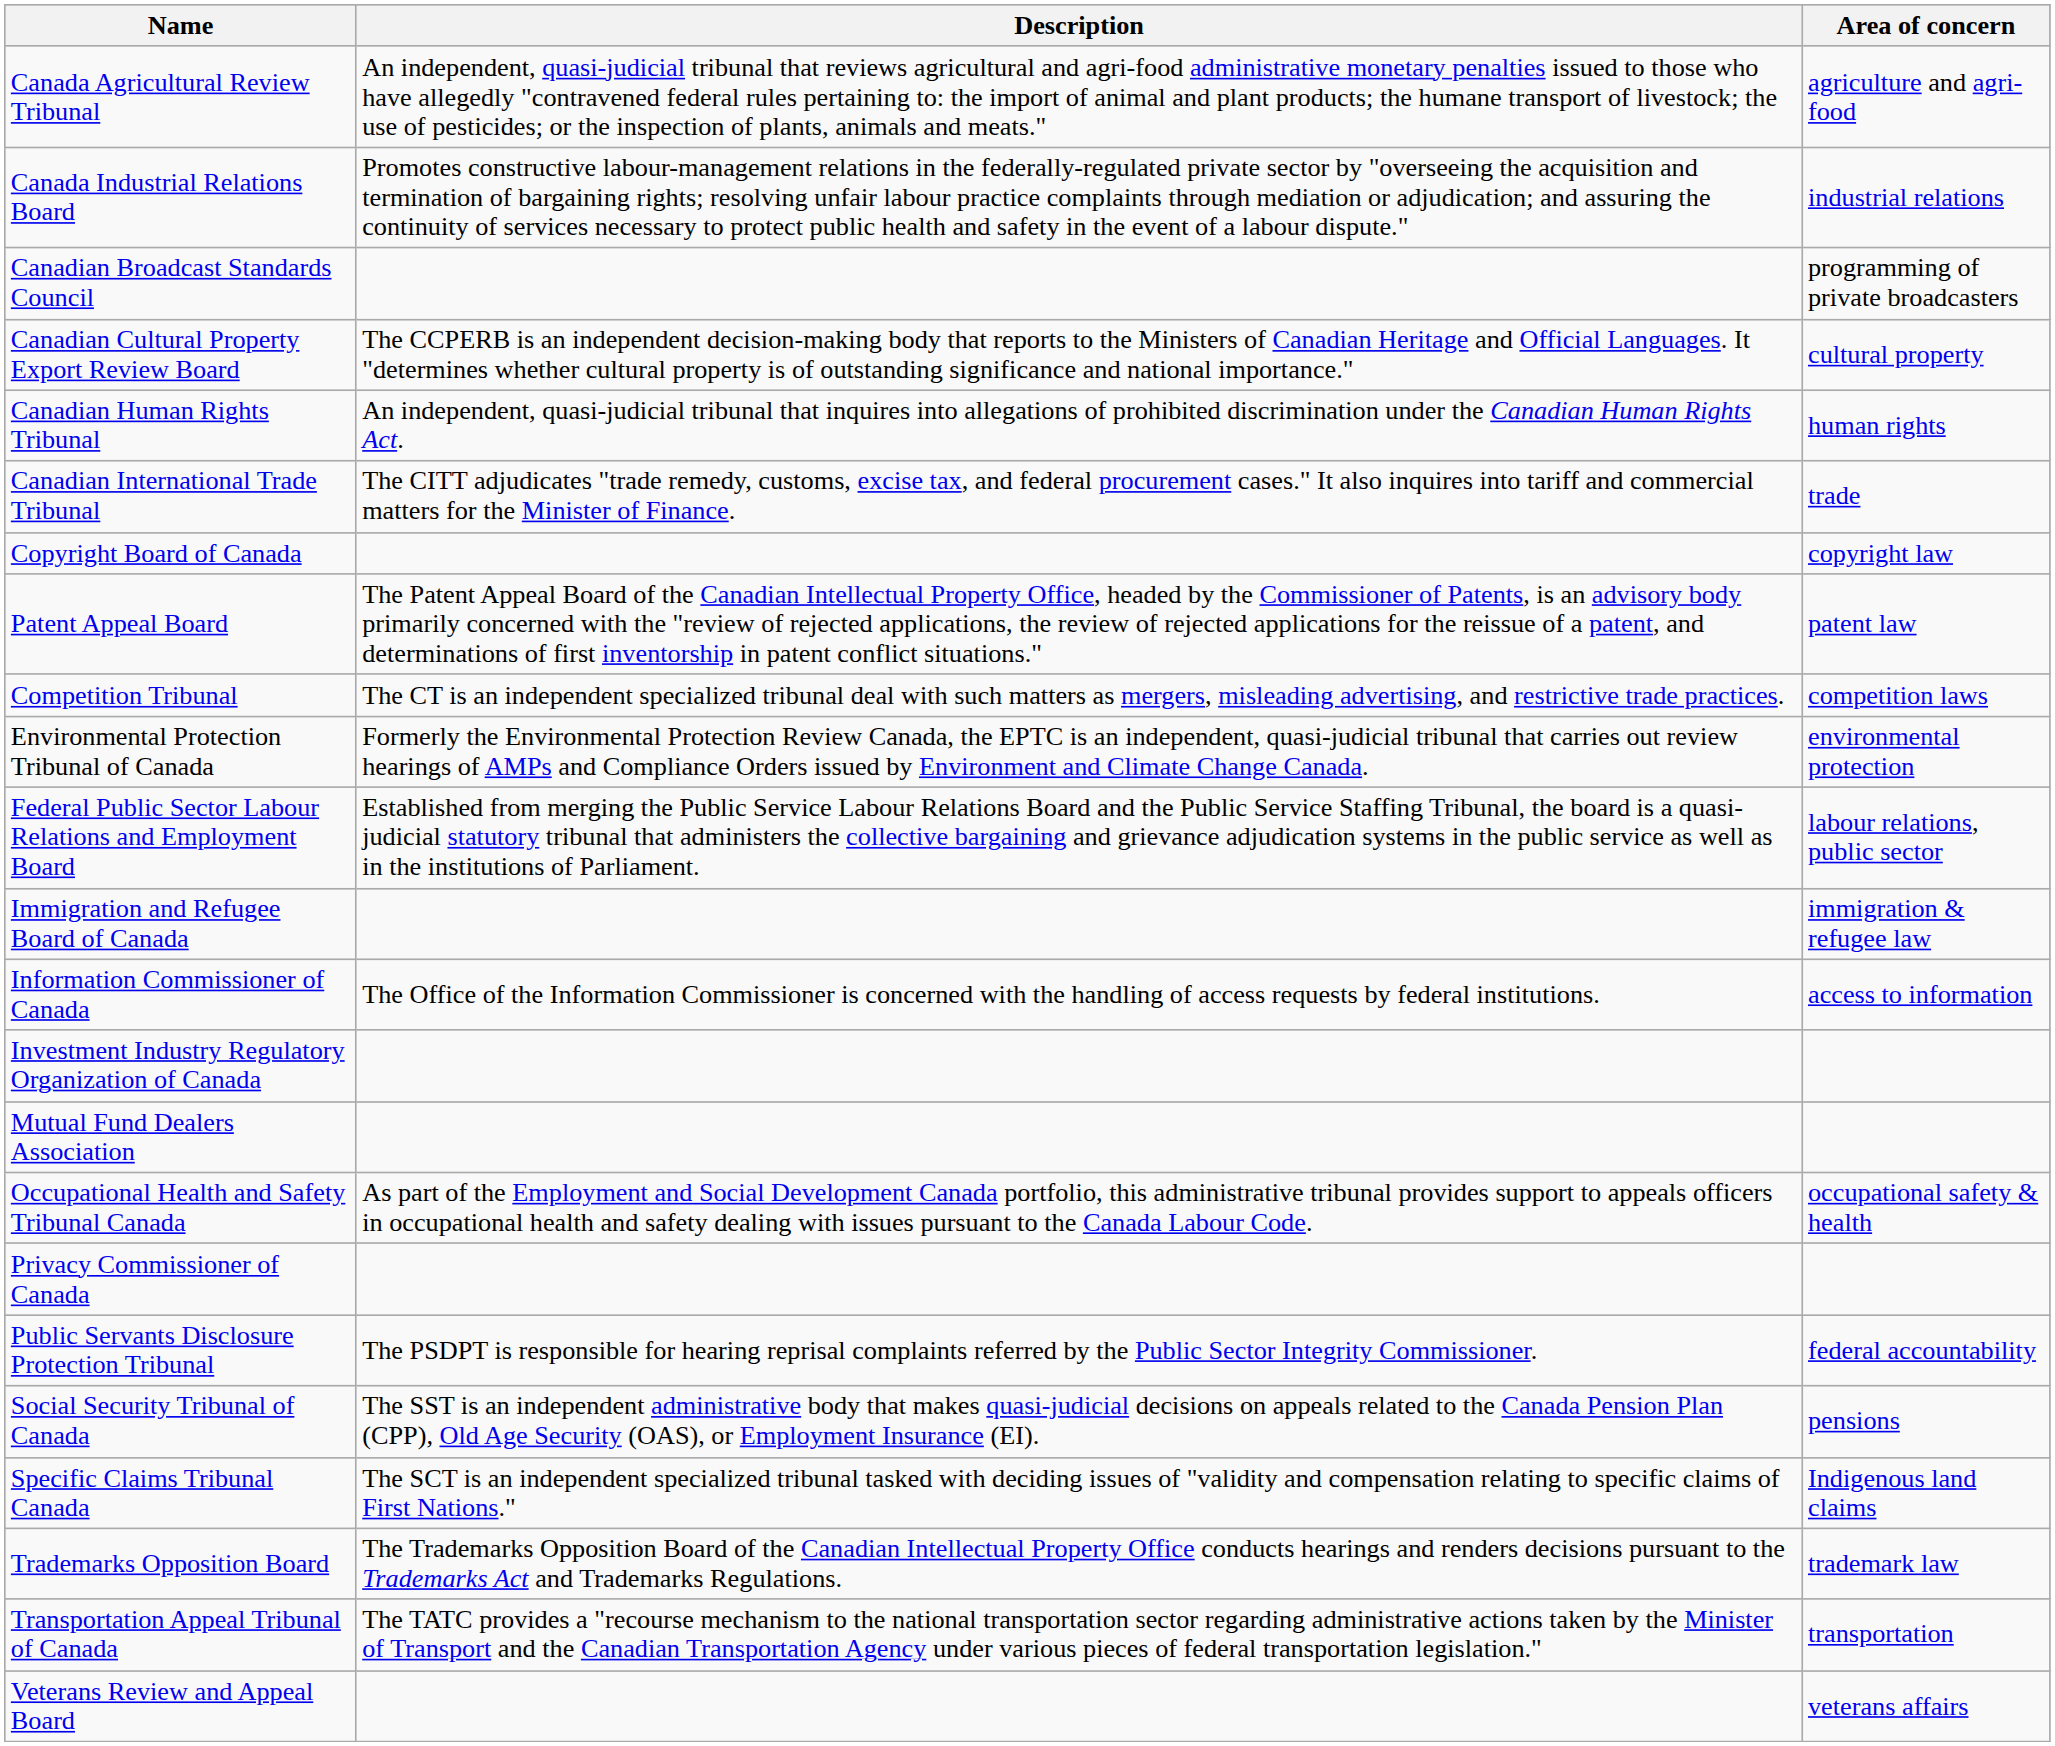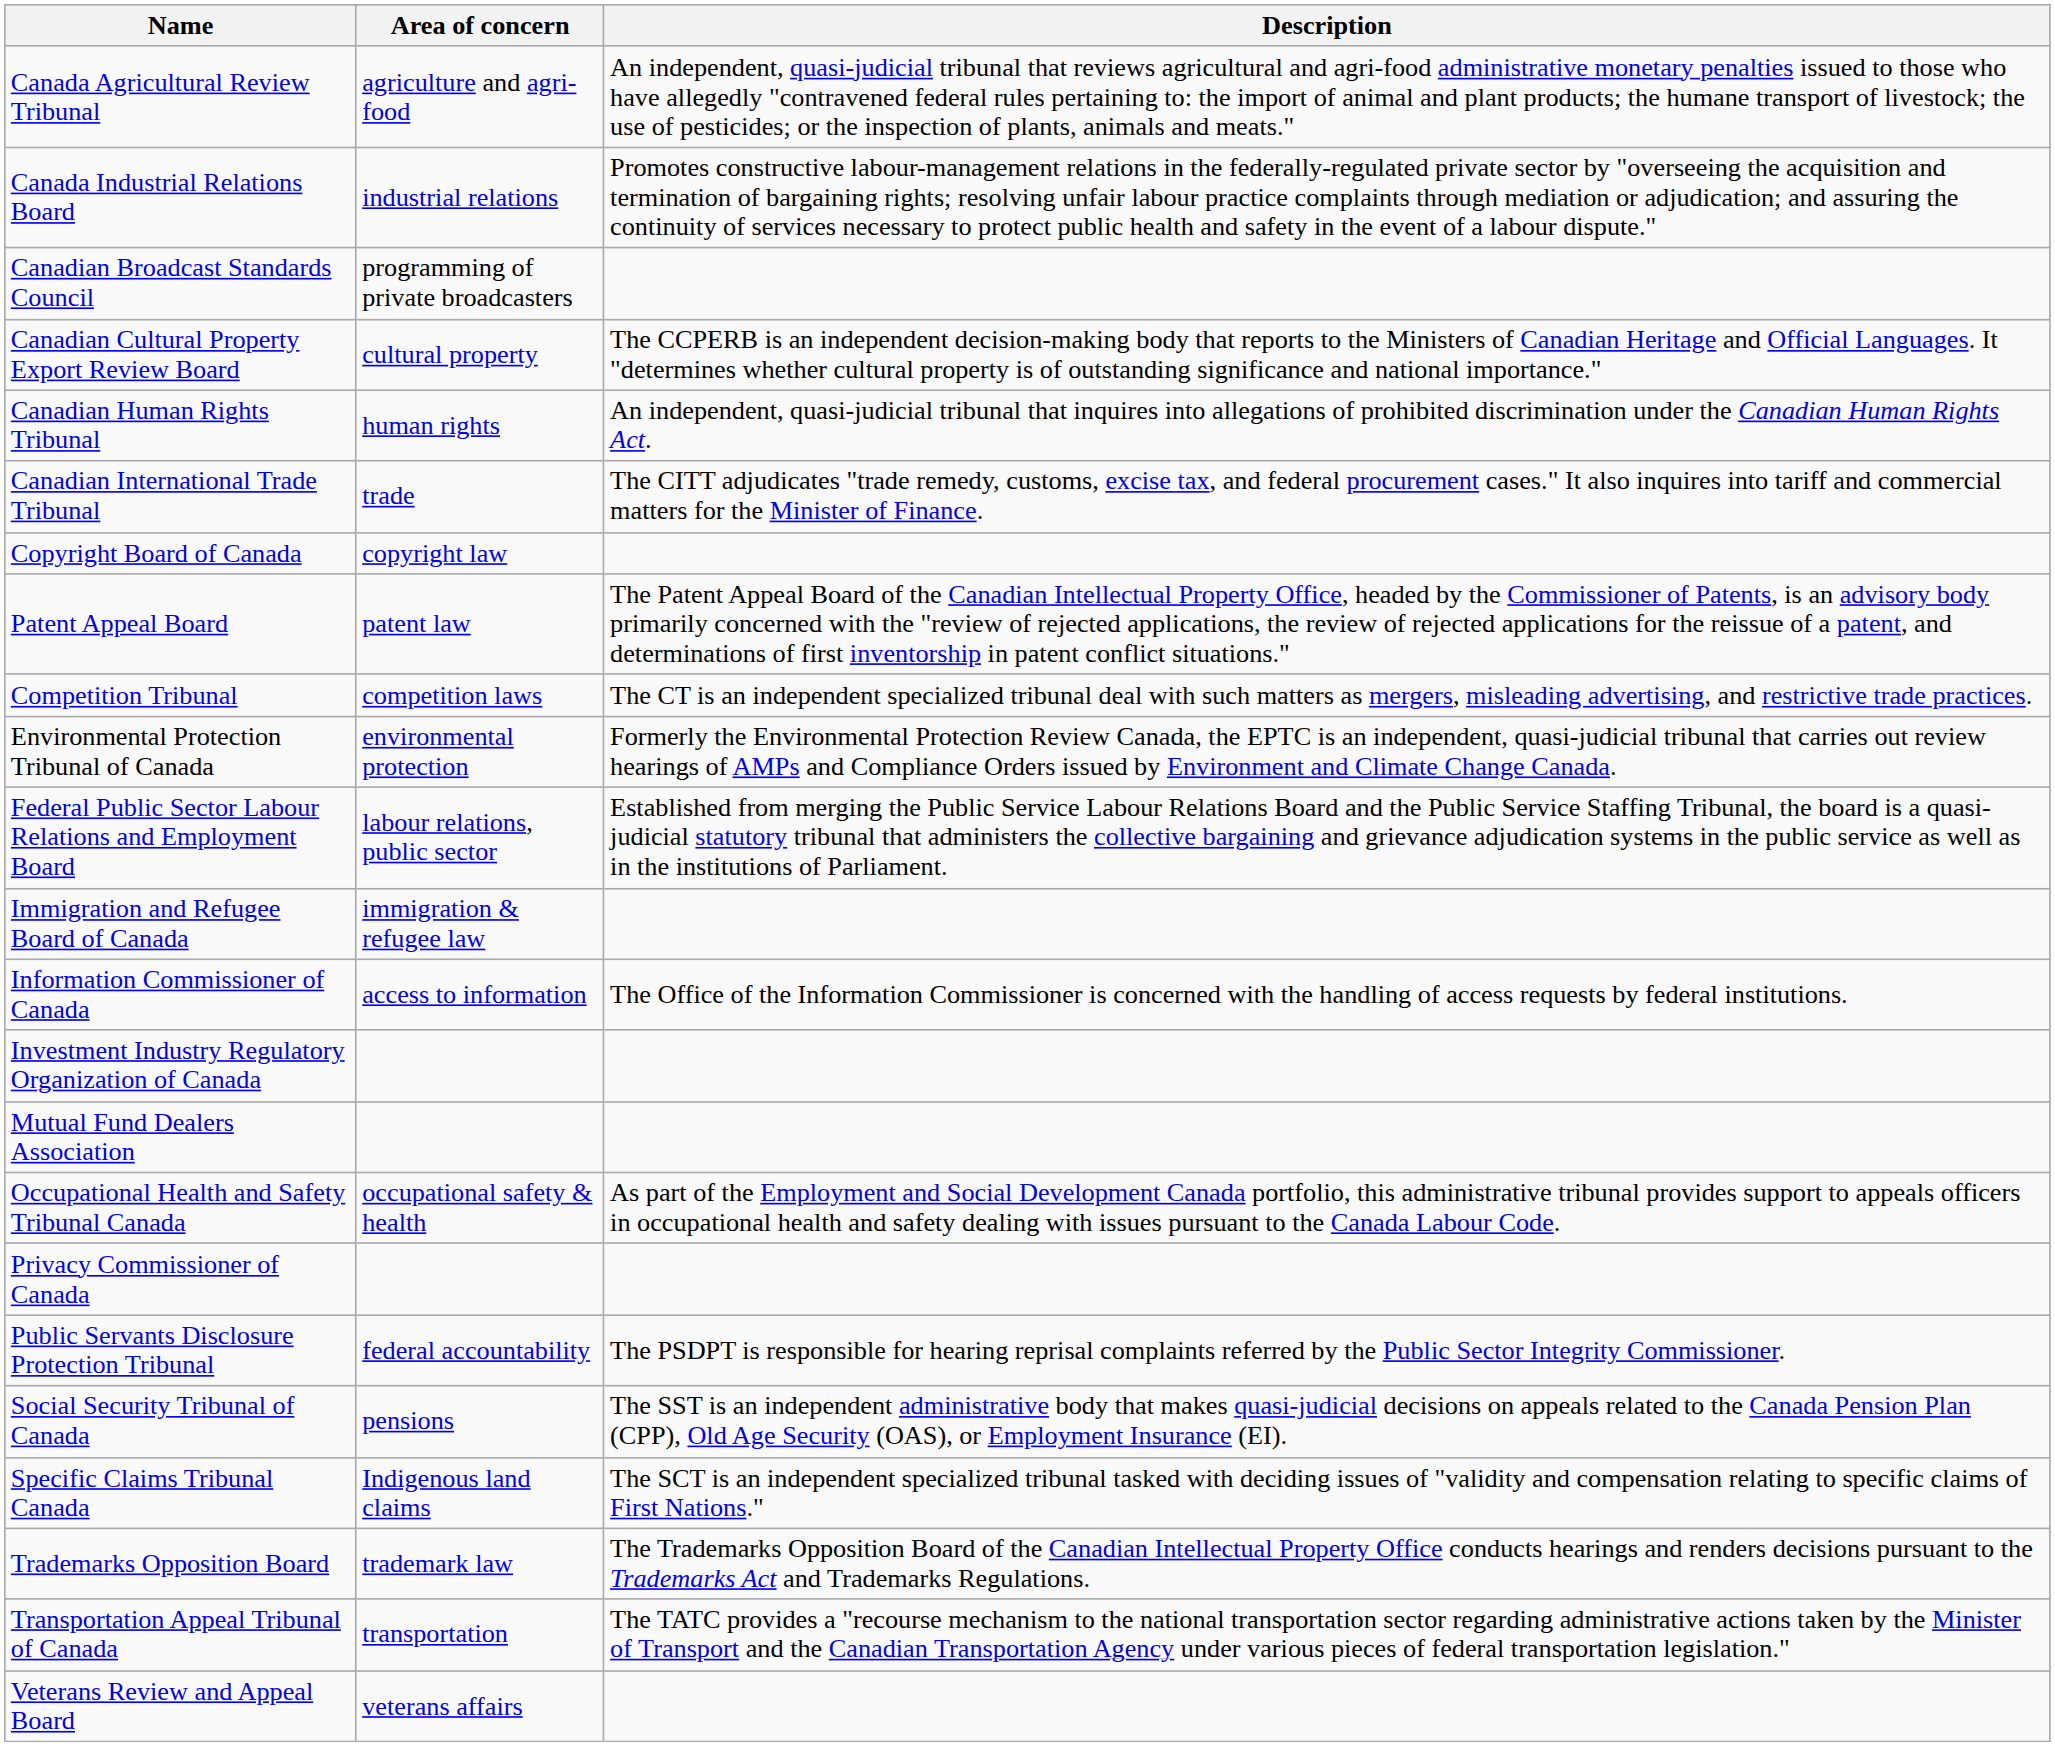columns swapped: (1926, 25) <-> (1079, 25)
